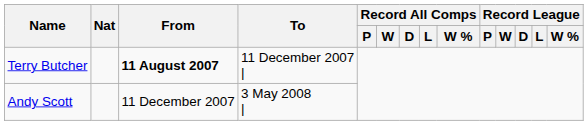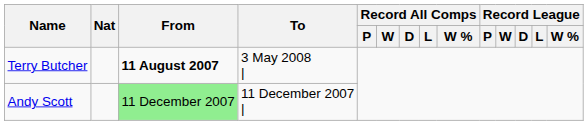(298, 65) 11 December 2007 | -> (276, 65) 3 May 2008 |
(178, 101) no background -> (178, 101) lightgreen background
(276, 101) 3 May 2008 | -> (298, 101) 11 December 2007 |
